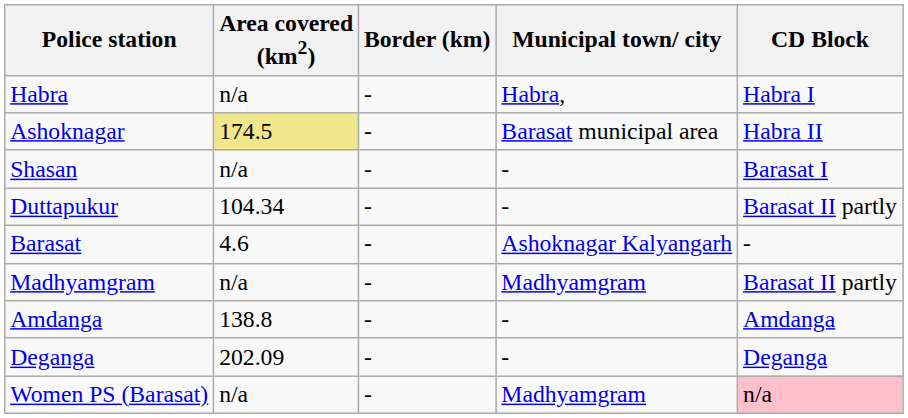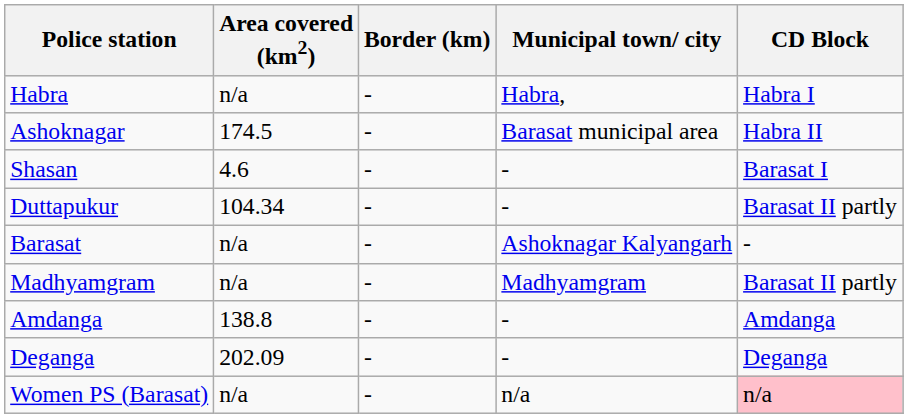(246, 131) khaki background -> (246, 131) no background
(234, 168) n/a -> (234, 168) 4.6
(234, 244) 4.6 -> (234, 244) n/a
(574, 394) Madhyamgram -> (516, 394) n/a
